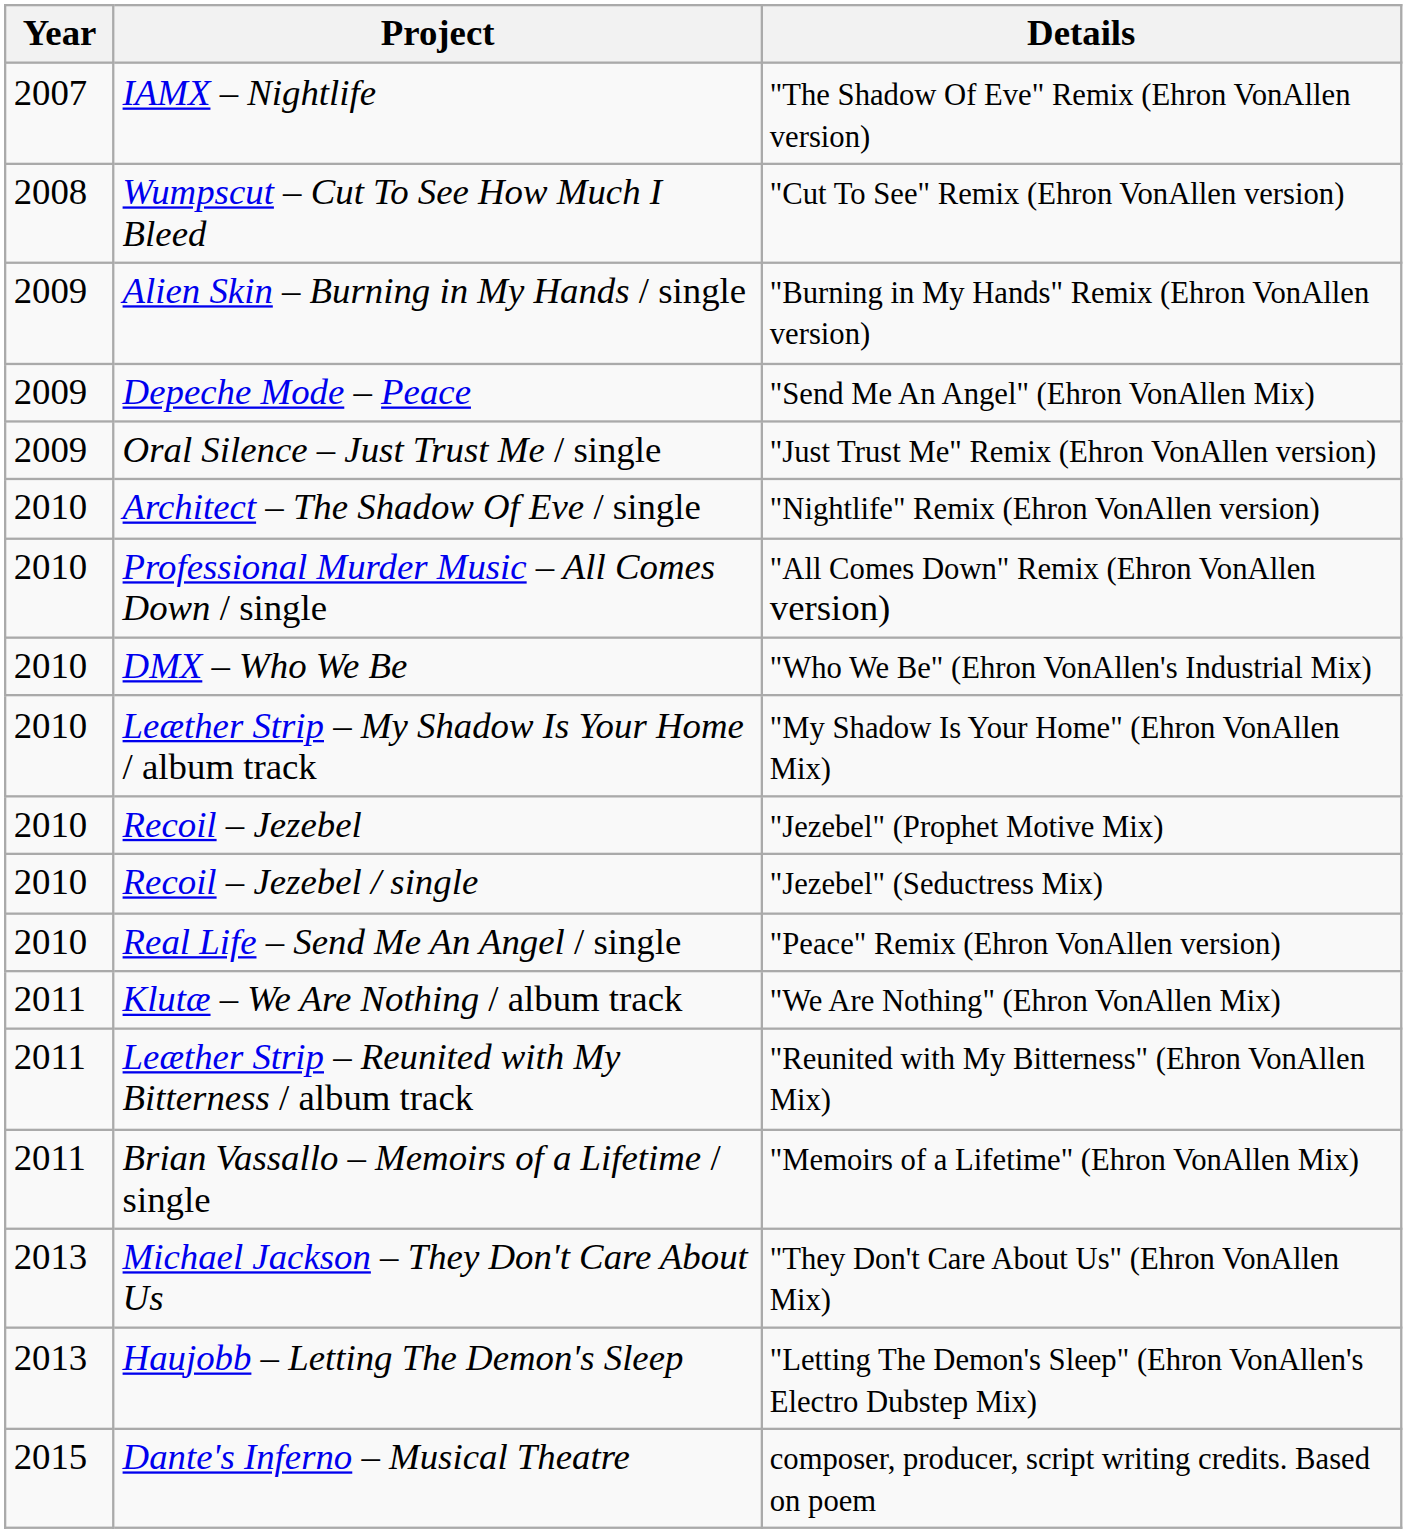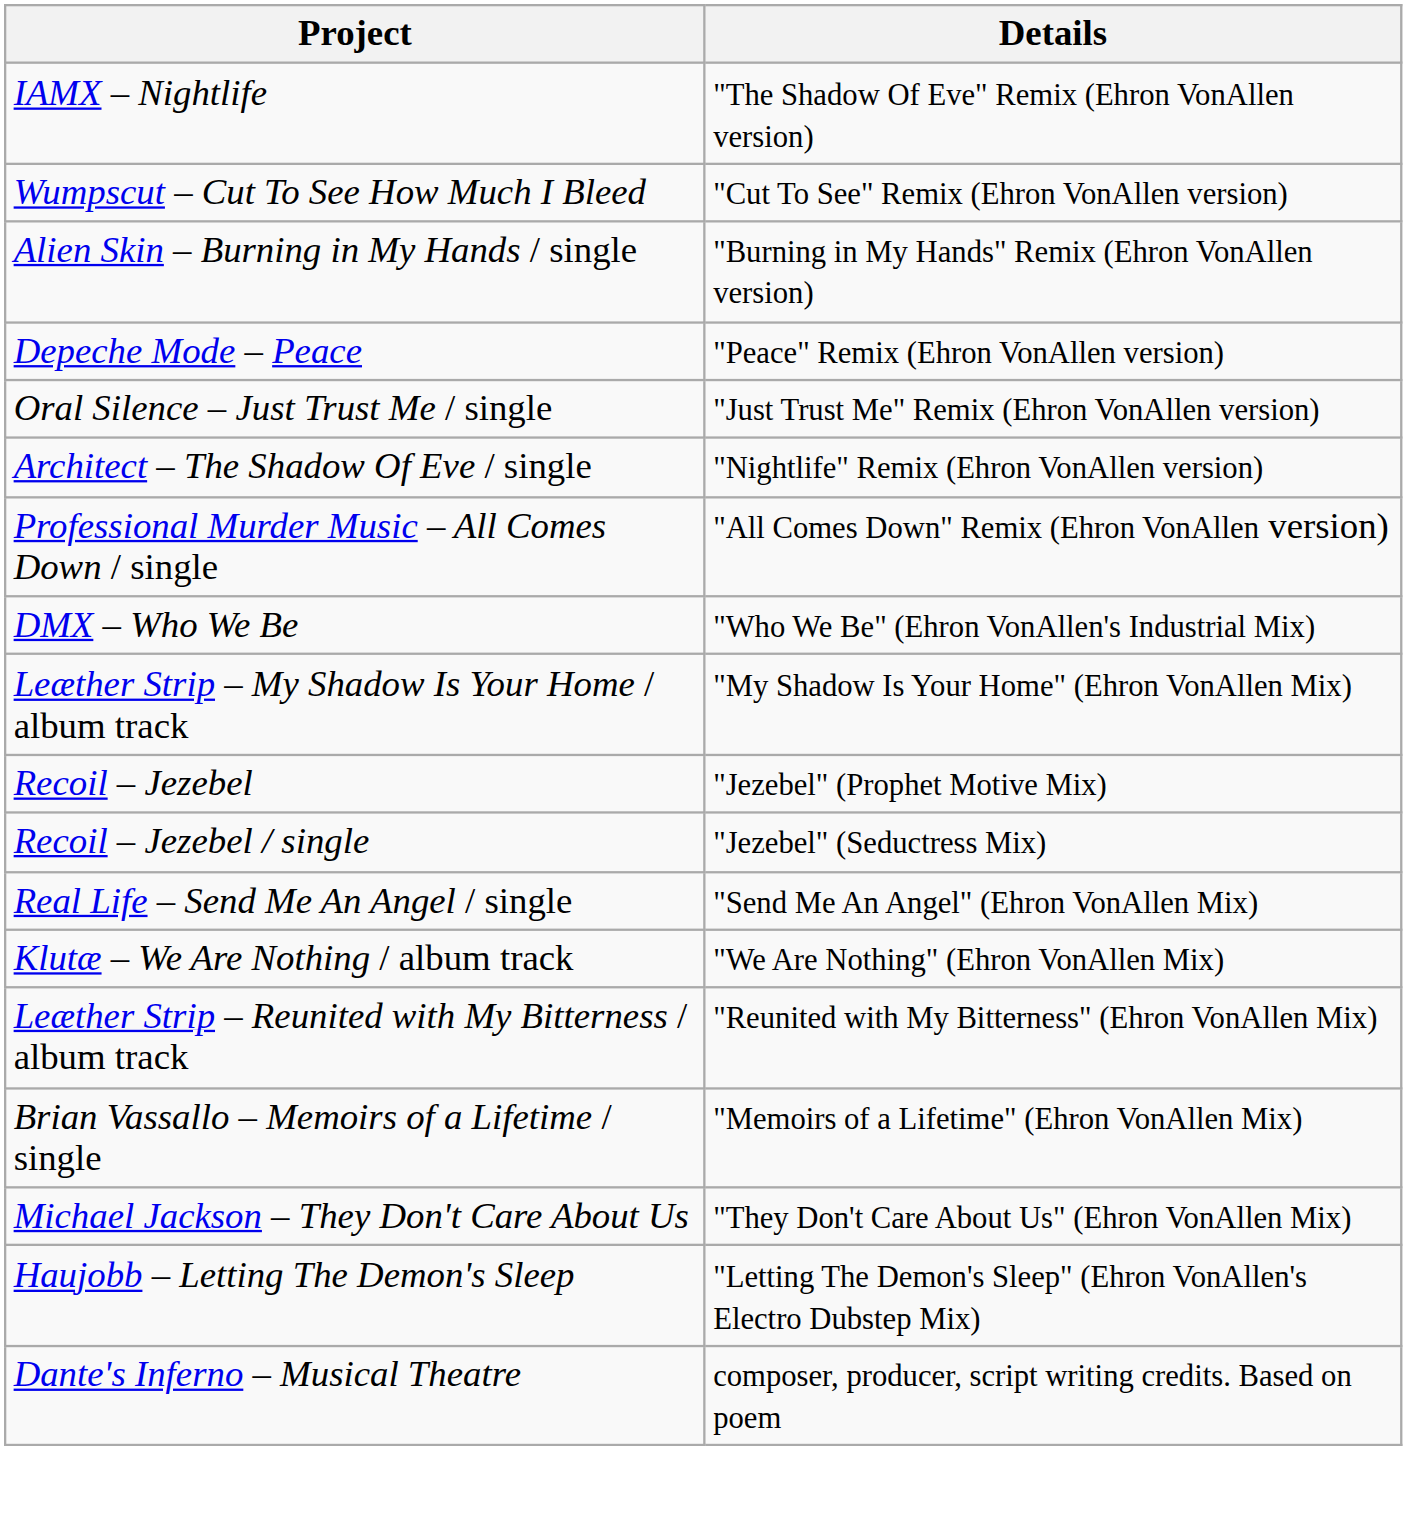- column: (60, 33)
(1042, 393) "Send Me An Angel" (Ehron VonAllen Mix) -> (969, 352) "Peace" Remix (Ehron VonAllen version)
(1025, 943) "Peace" Remix (Ehron VonAllen version) -> (986, 901) "Send Me An Angel" (Ehron VonAllen Mix)
